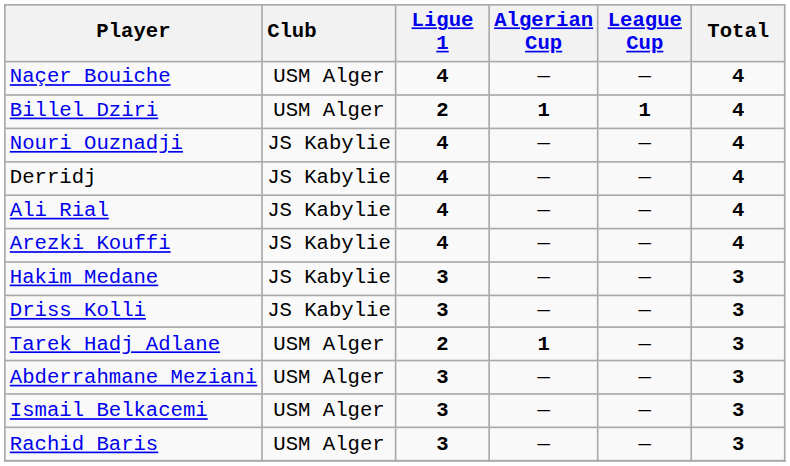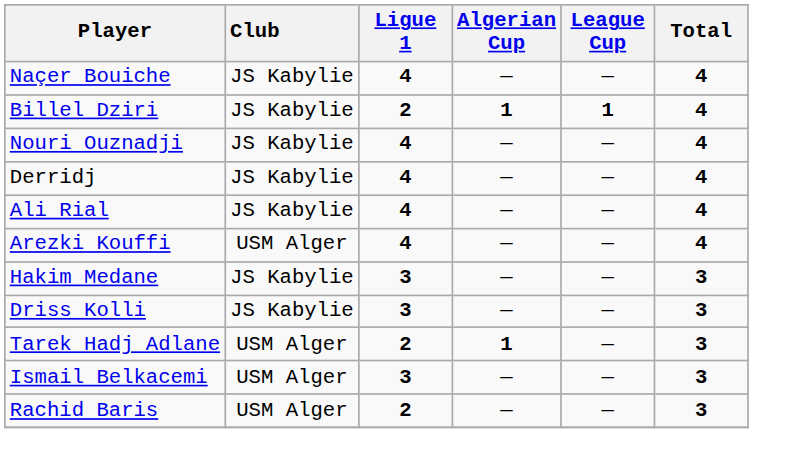(329, 79) USM Alger -> (292, 79) JS Kabylie
(329, 112) USM Alger -> (292, 112) JS Kabylie
(329, 245) JS Kabylie -> (292, 245) USM Alger
- row: (134, 378)
(442, 445) 3 -> (405, 411) 2
